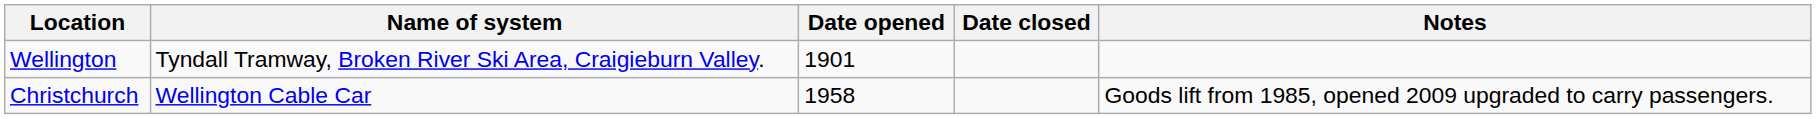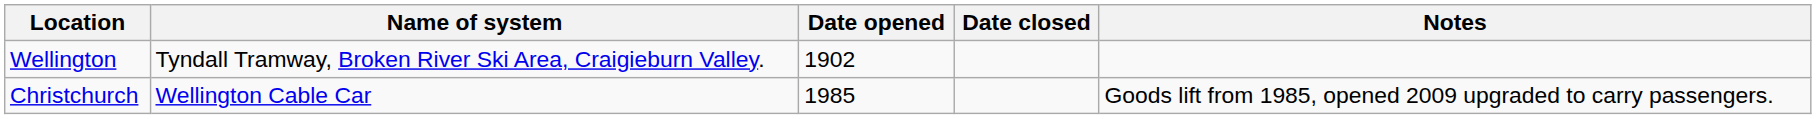(830, 58) 1901 -> (830, 58) 1902
(830, 95) 1958 -> (830, 95) 1985
